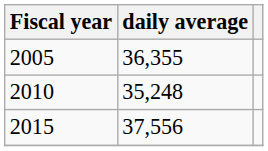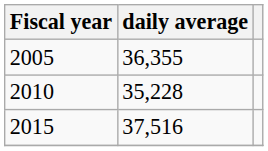(153, 92) 35,248 -> (153, 92) 35,228
(153, 127) 37,556 -> (153, 127) 37,516
